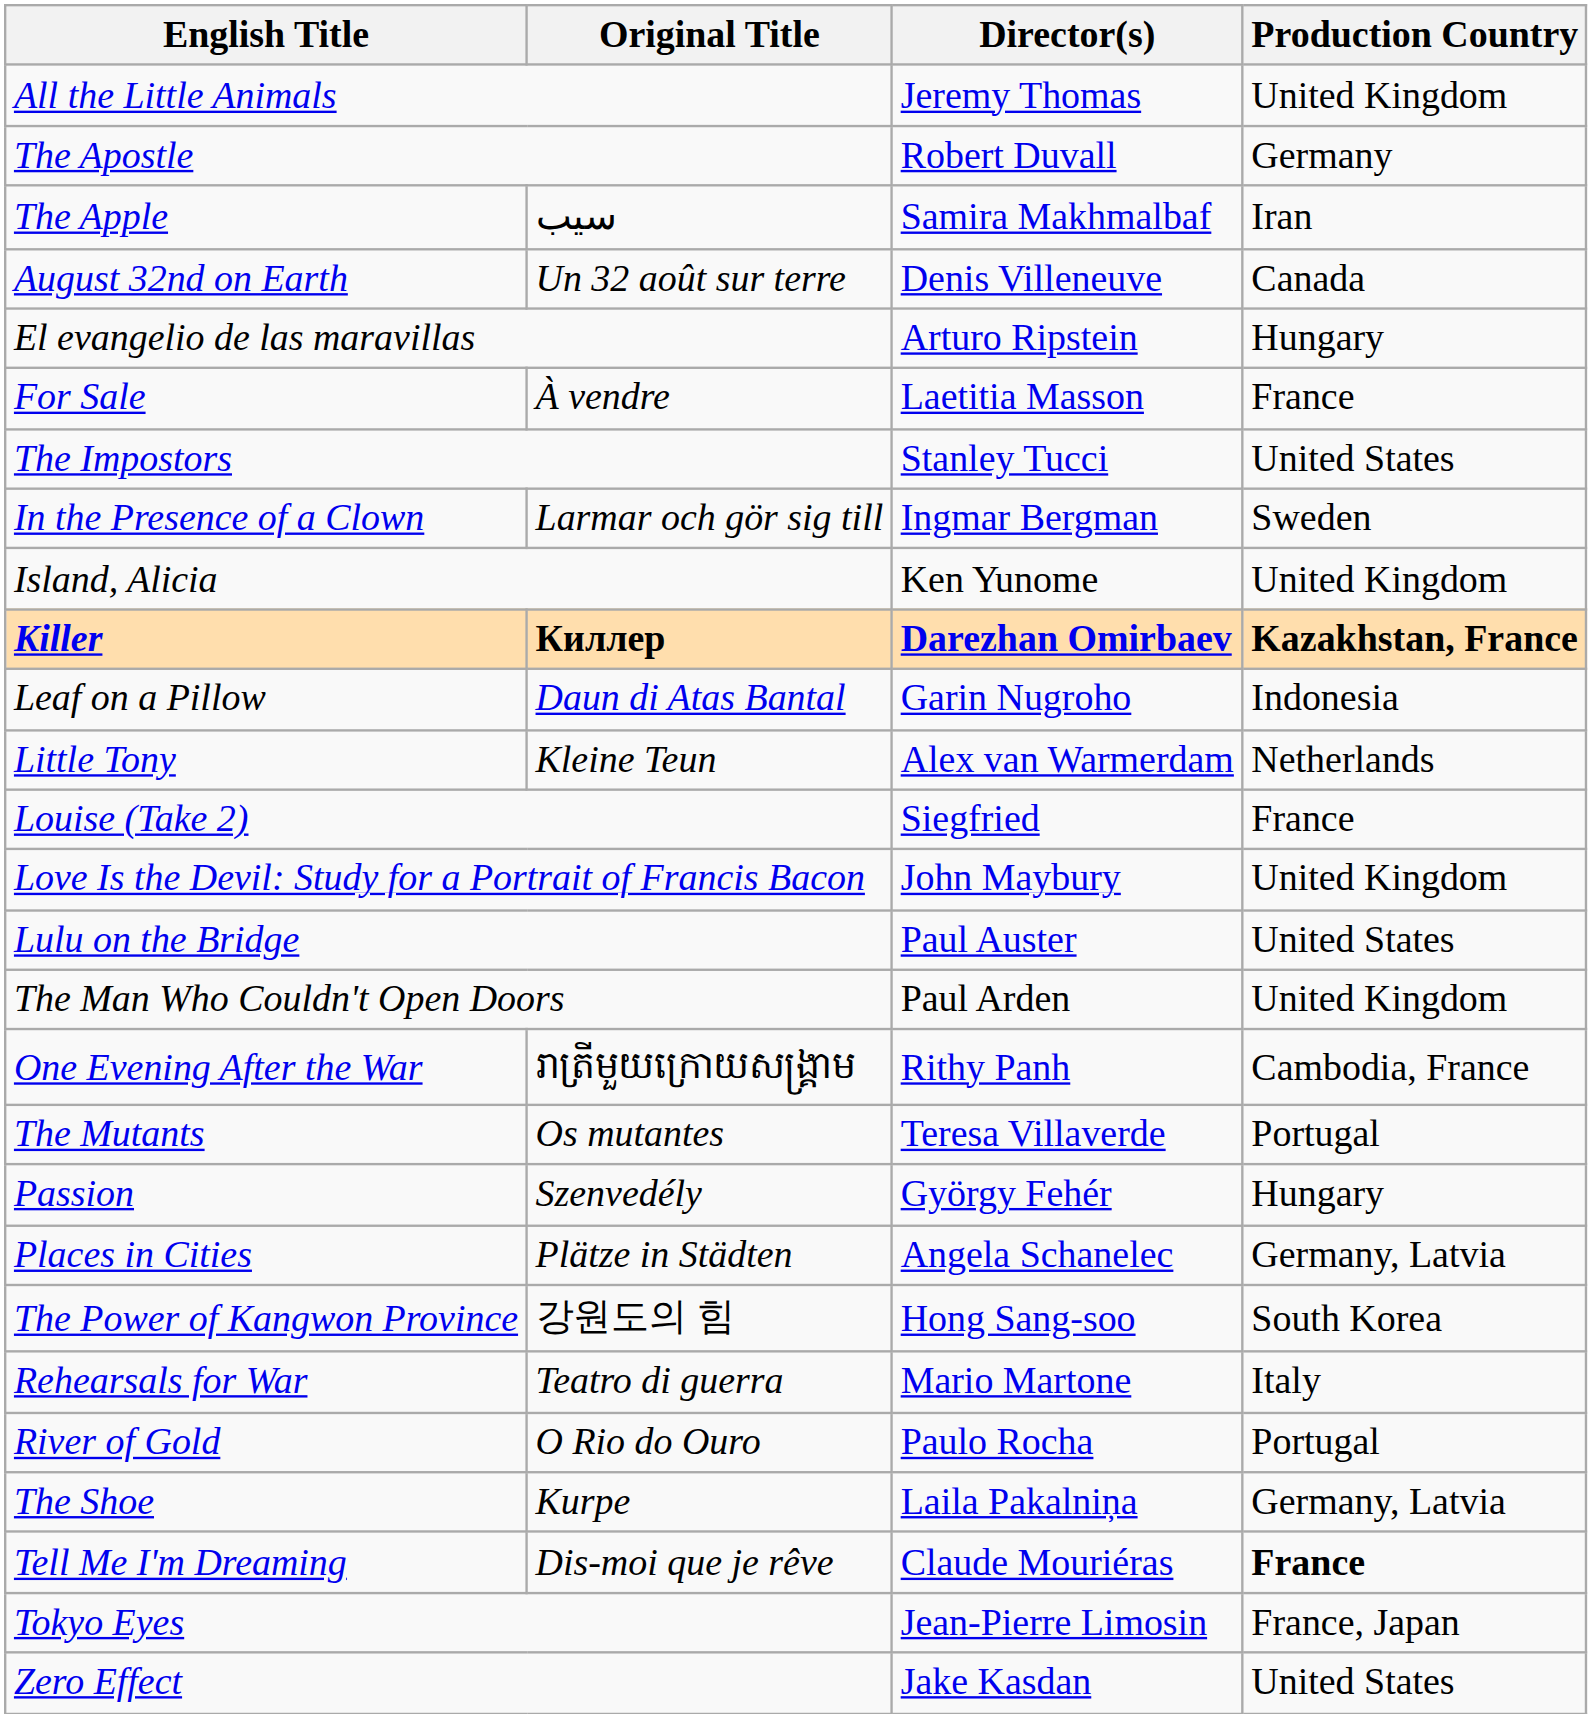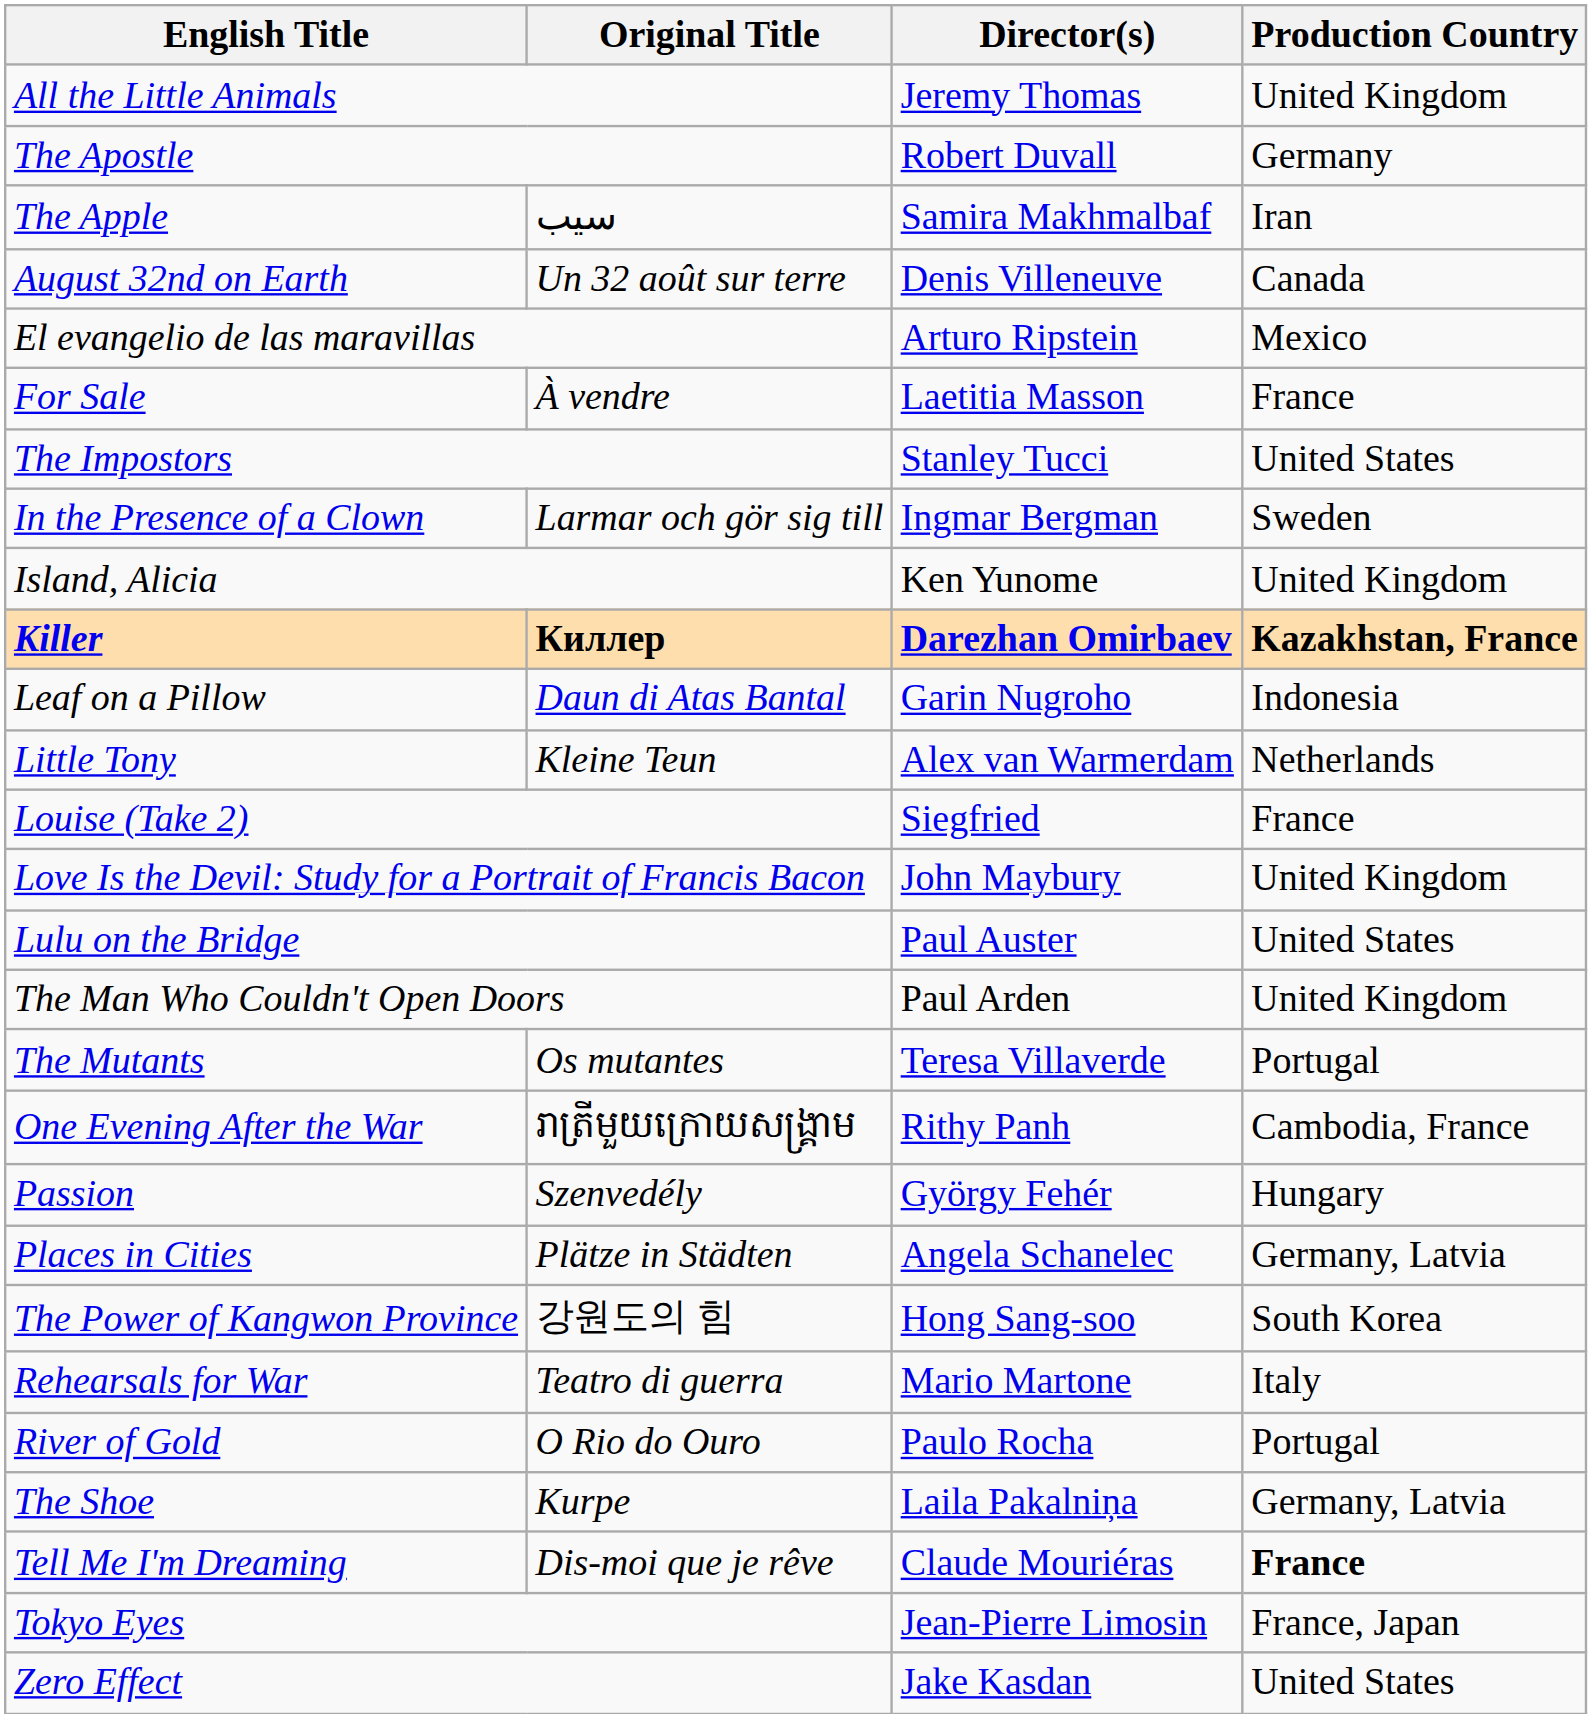(1318, 337) Hungary -> (1309, 337) Mexico
rows swapped: (109, 1133) <-> (218, 1066)
